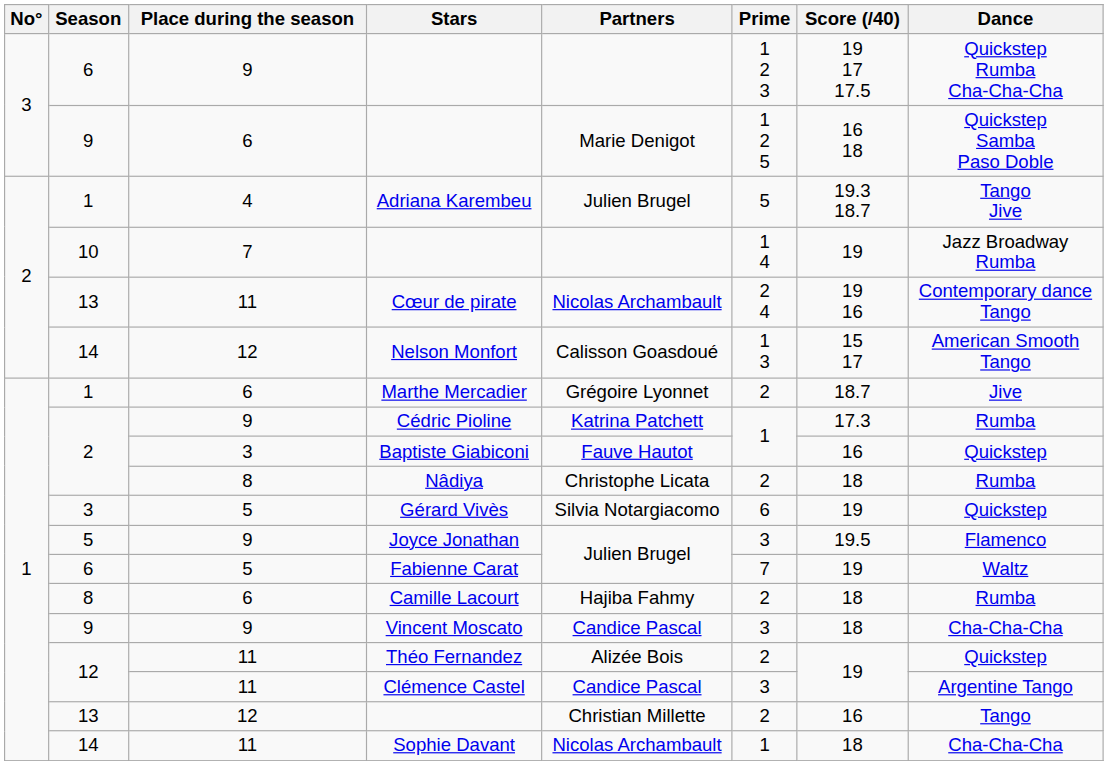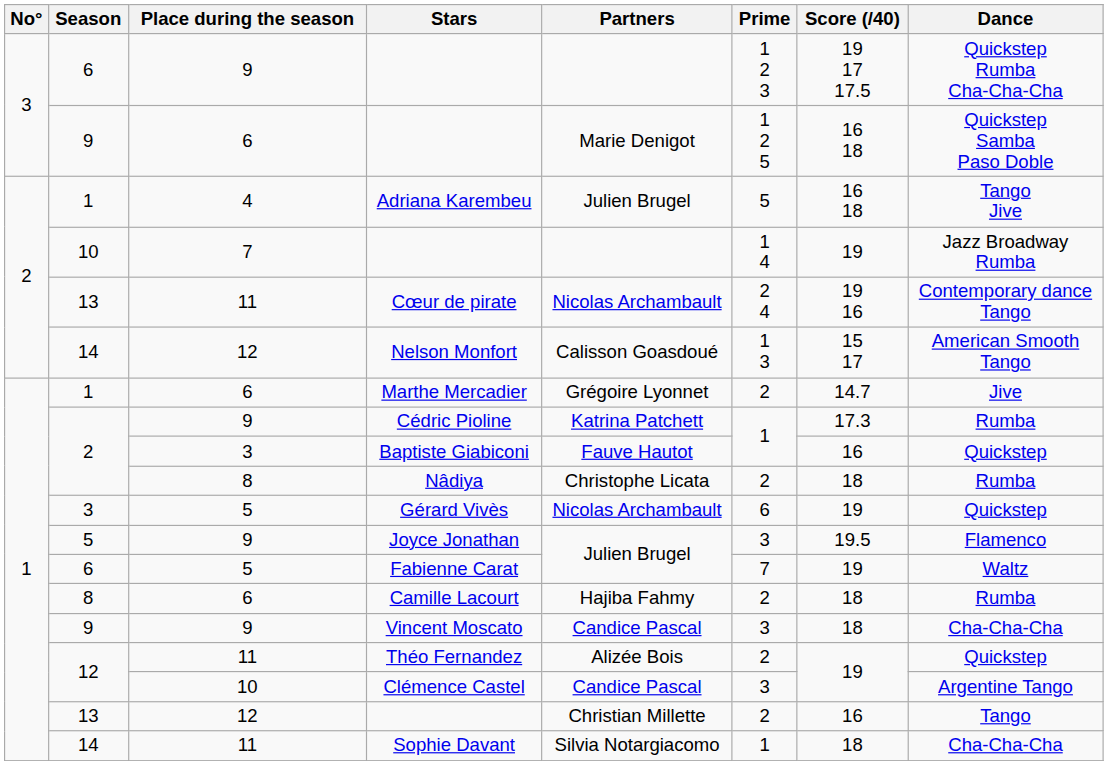(852, 201) 19.3 18.7 -> (852, 201) 16 18
(852, 392) 18.7 -> (852, 392) 14.7
(637, 510) Silvia Notargiacomo -> (637, 510) Nicolas Archambault
(247, 686) 11 -> (247, 686) 10
(637, 745) Nicolas Archambault -> (637, 745) Silvia Notargiacomo
